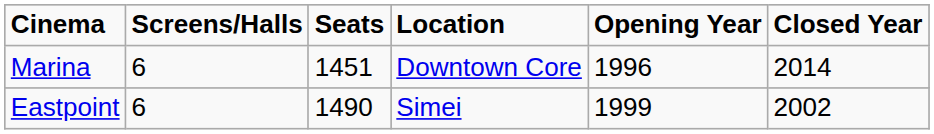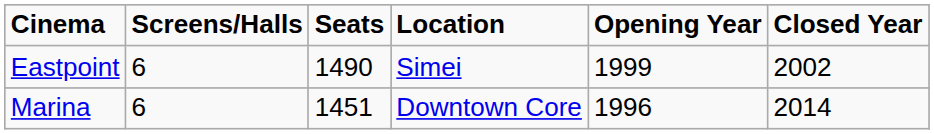rows swapped: (65, 107) <-> (51, 66)
